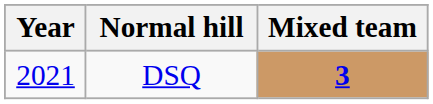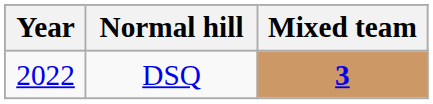(46, 74) 2021 -> (46, 74) 2022
